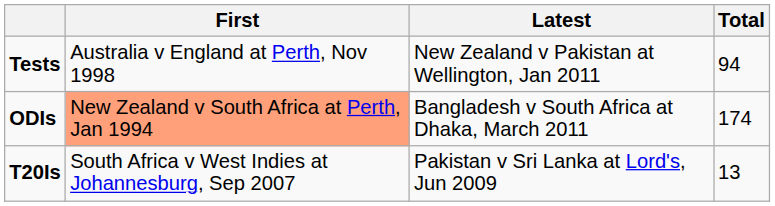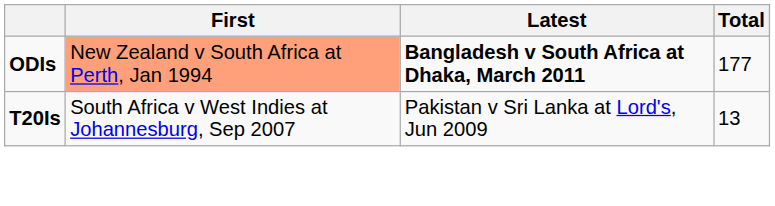- row: (35, 63)
(543, 118) normal -> (544, 63) bold
(735, 118) 174 -> (735, 63) 177
